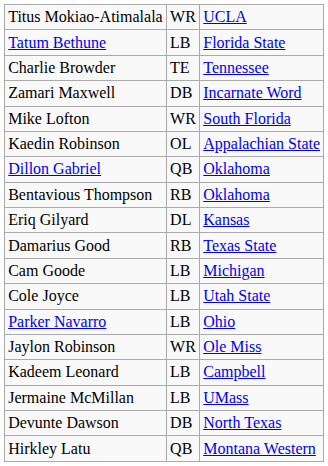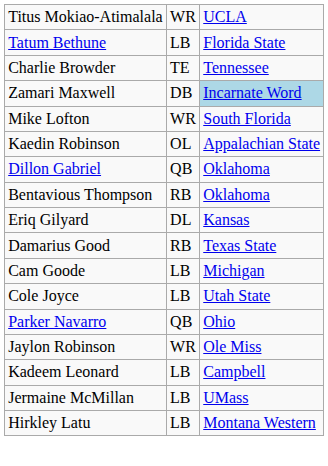(252, 93) no background -> (252, 93) lightblue background
(180, 321) LB -> (181, 321) QB
- row: (64, 423)
(181, 448) QB -> (180, 423) LB
